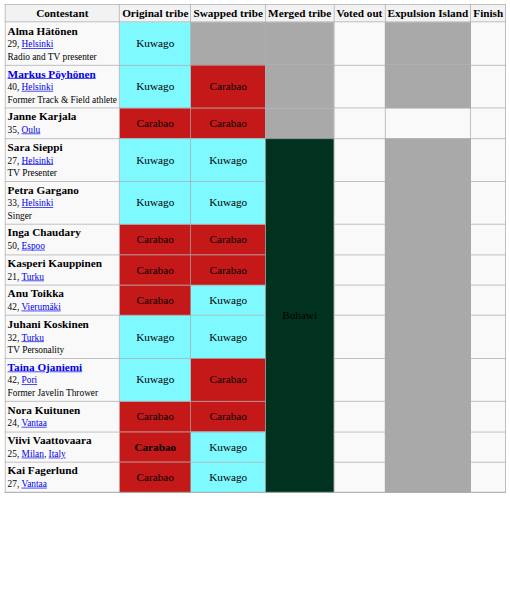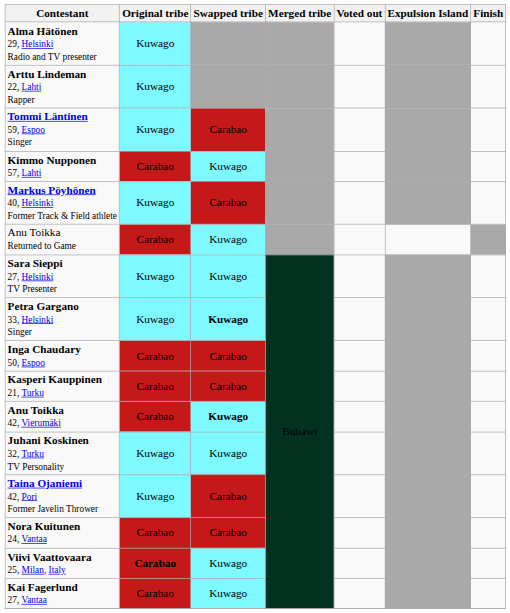+ row: (47, 86)
+ row: (48, 129)
+ row: (52, 166)
- row: (42, 123)
+ row: (42, 239)
(228, 202) normal -> (228, 319) bold
(228, 300) normal -> (228, 416) bold
